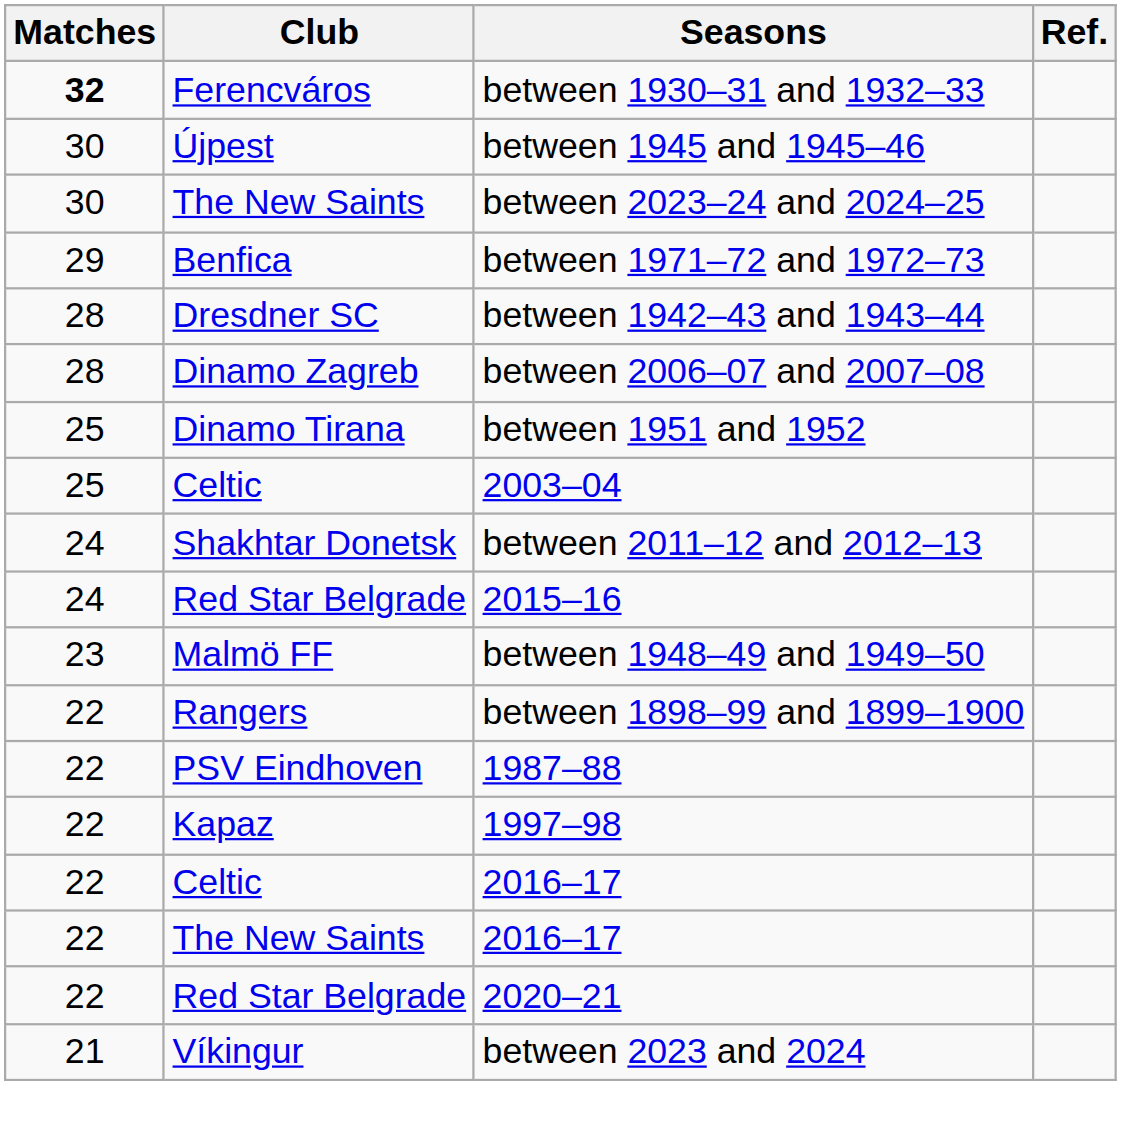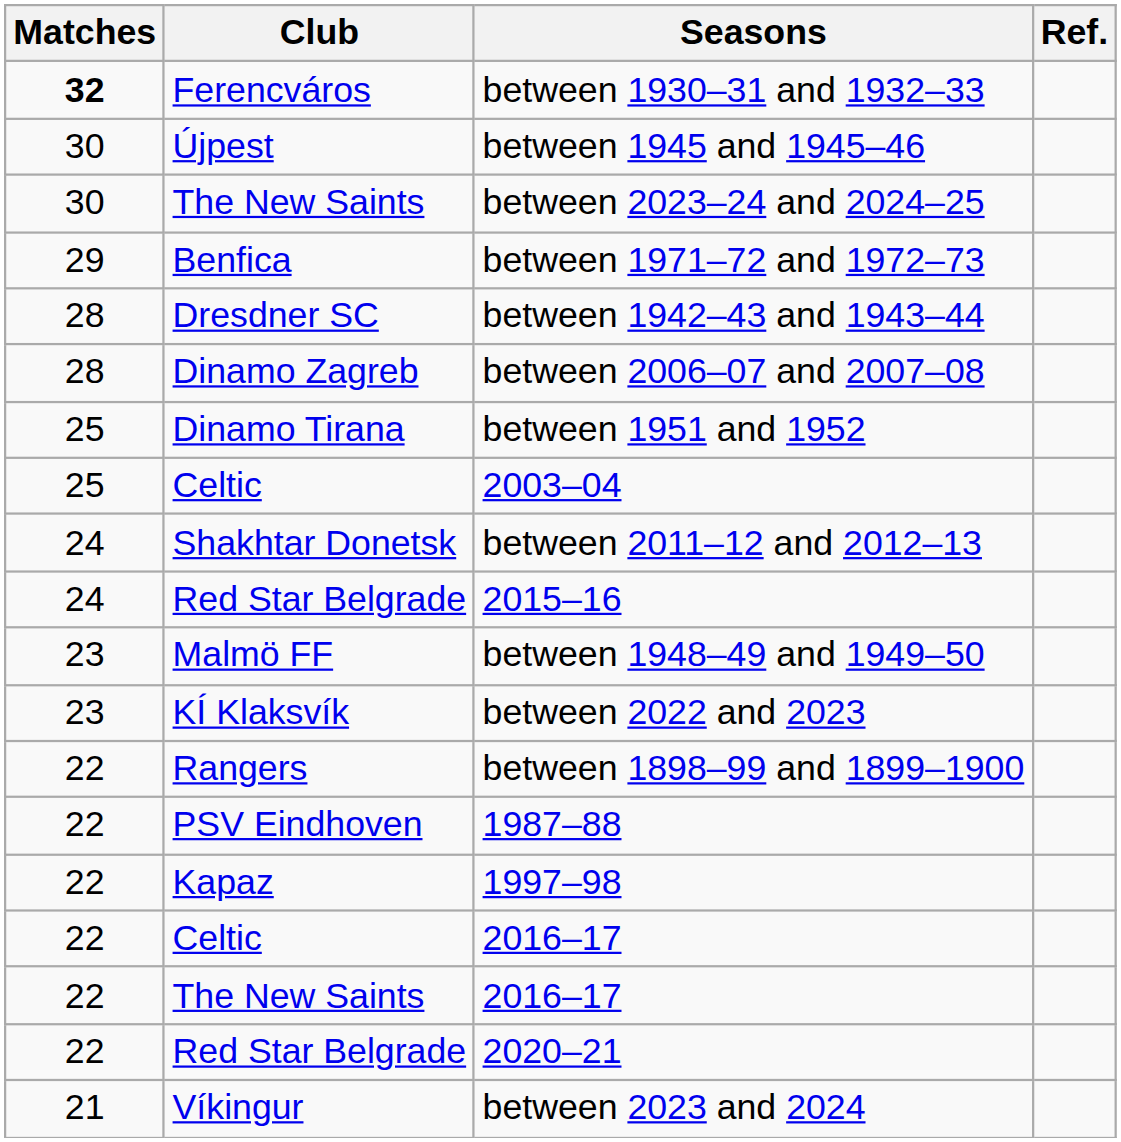+ row: (261, 711)
